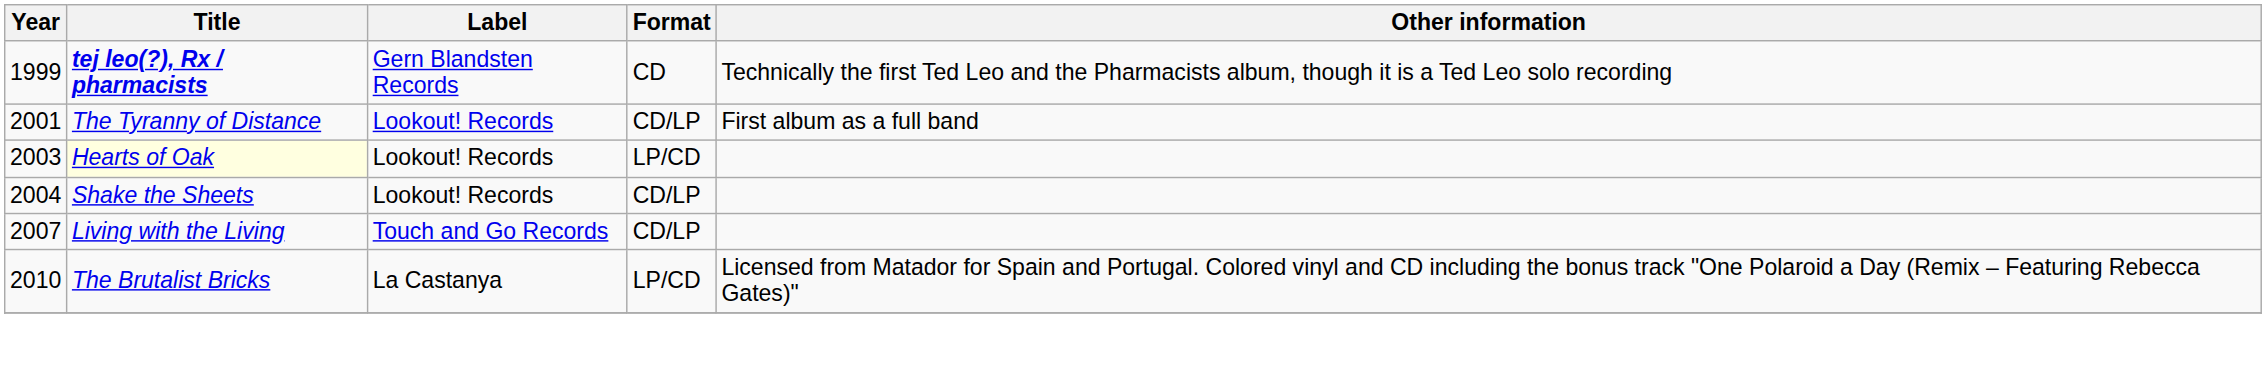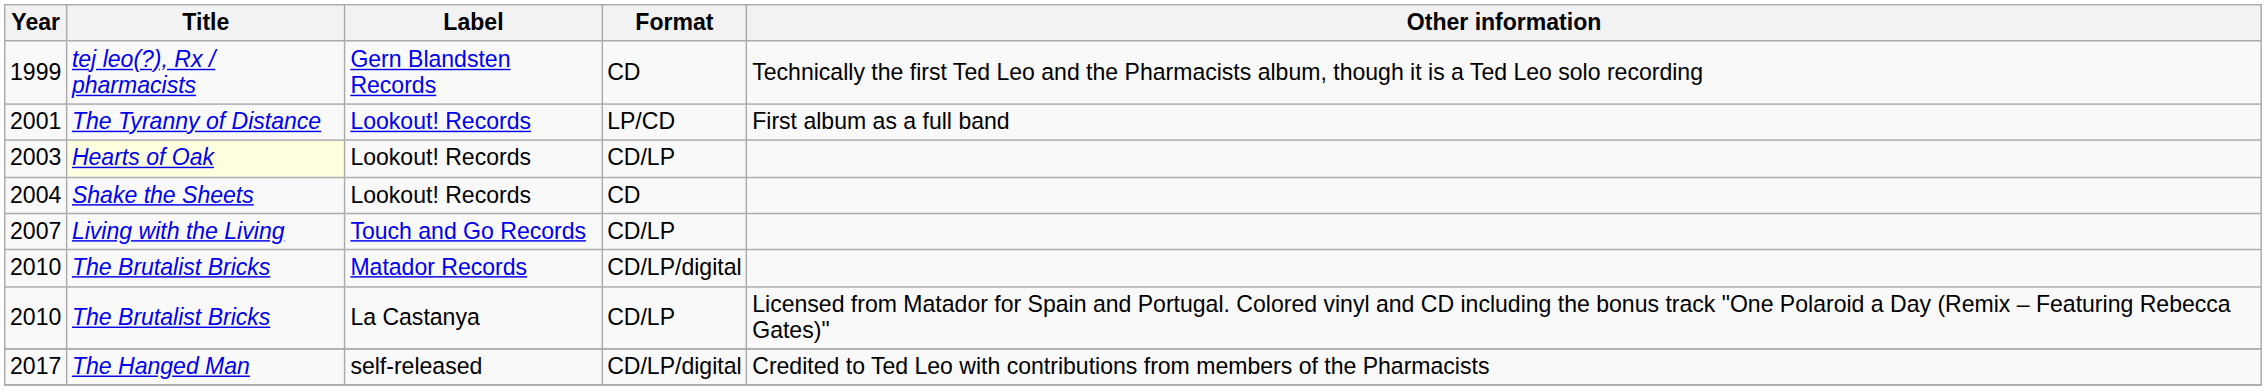(147, 72) bold -> (144, 72) normal
(667, 121) CD/LP -> (641, 121) LP/CD
(667, 158) LP/CD -> (641, 158) CD/LP
(667, 194) CD/LP -> (624, 194) CD
+ row: (36, 267)
(667, 280) LP/CD -> (641, 317) CD/LP
+ row: (36, 366)
